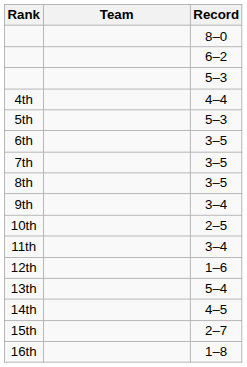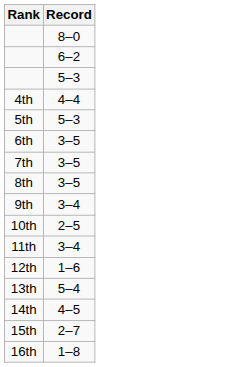- column: (117, 15)
